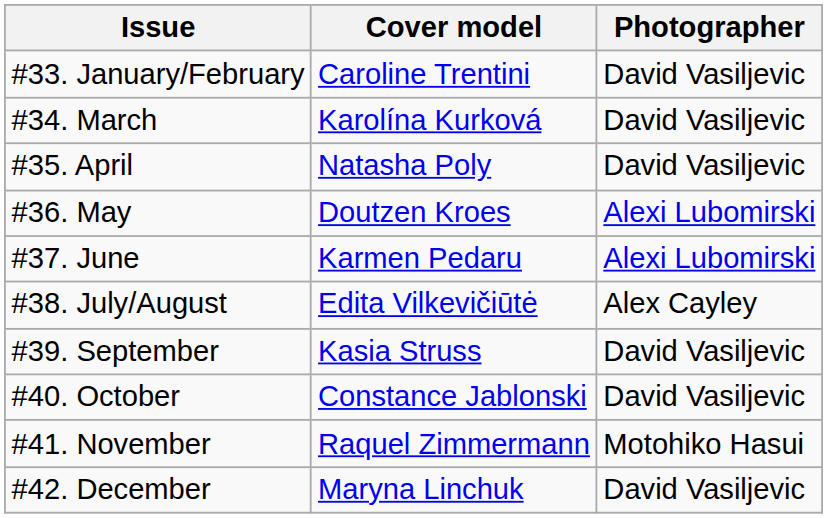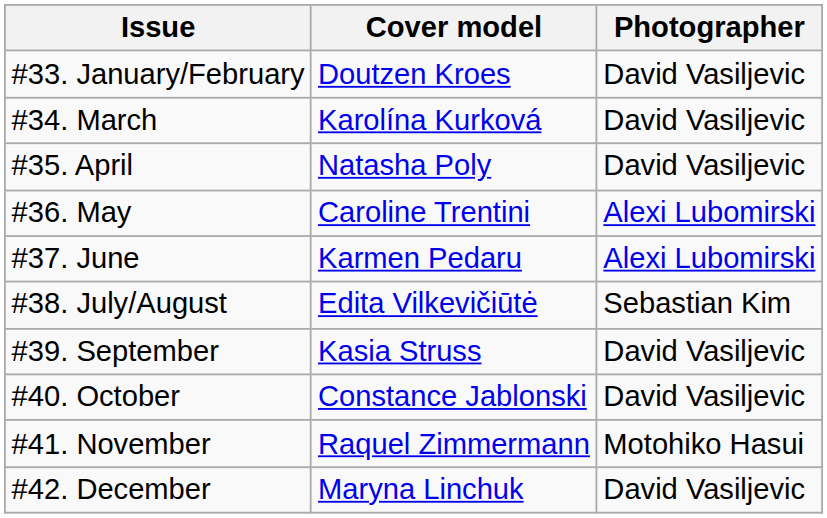(424, 73) Caroline Trentini -> (414, 73) Doutzen Kroes
(414, 212) Doutzen Kroes -> (424, 212) Caroline Trentini
(680, 304) Alex Cayley -> (697, 304) Sebastian Kim
